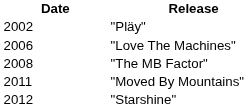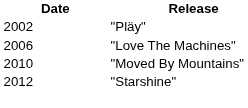- row: (159, 63)
(18, 82) 2011 -> (18, 63) 2010
